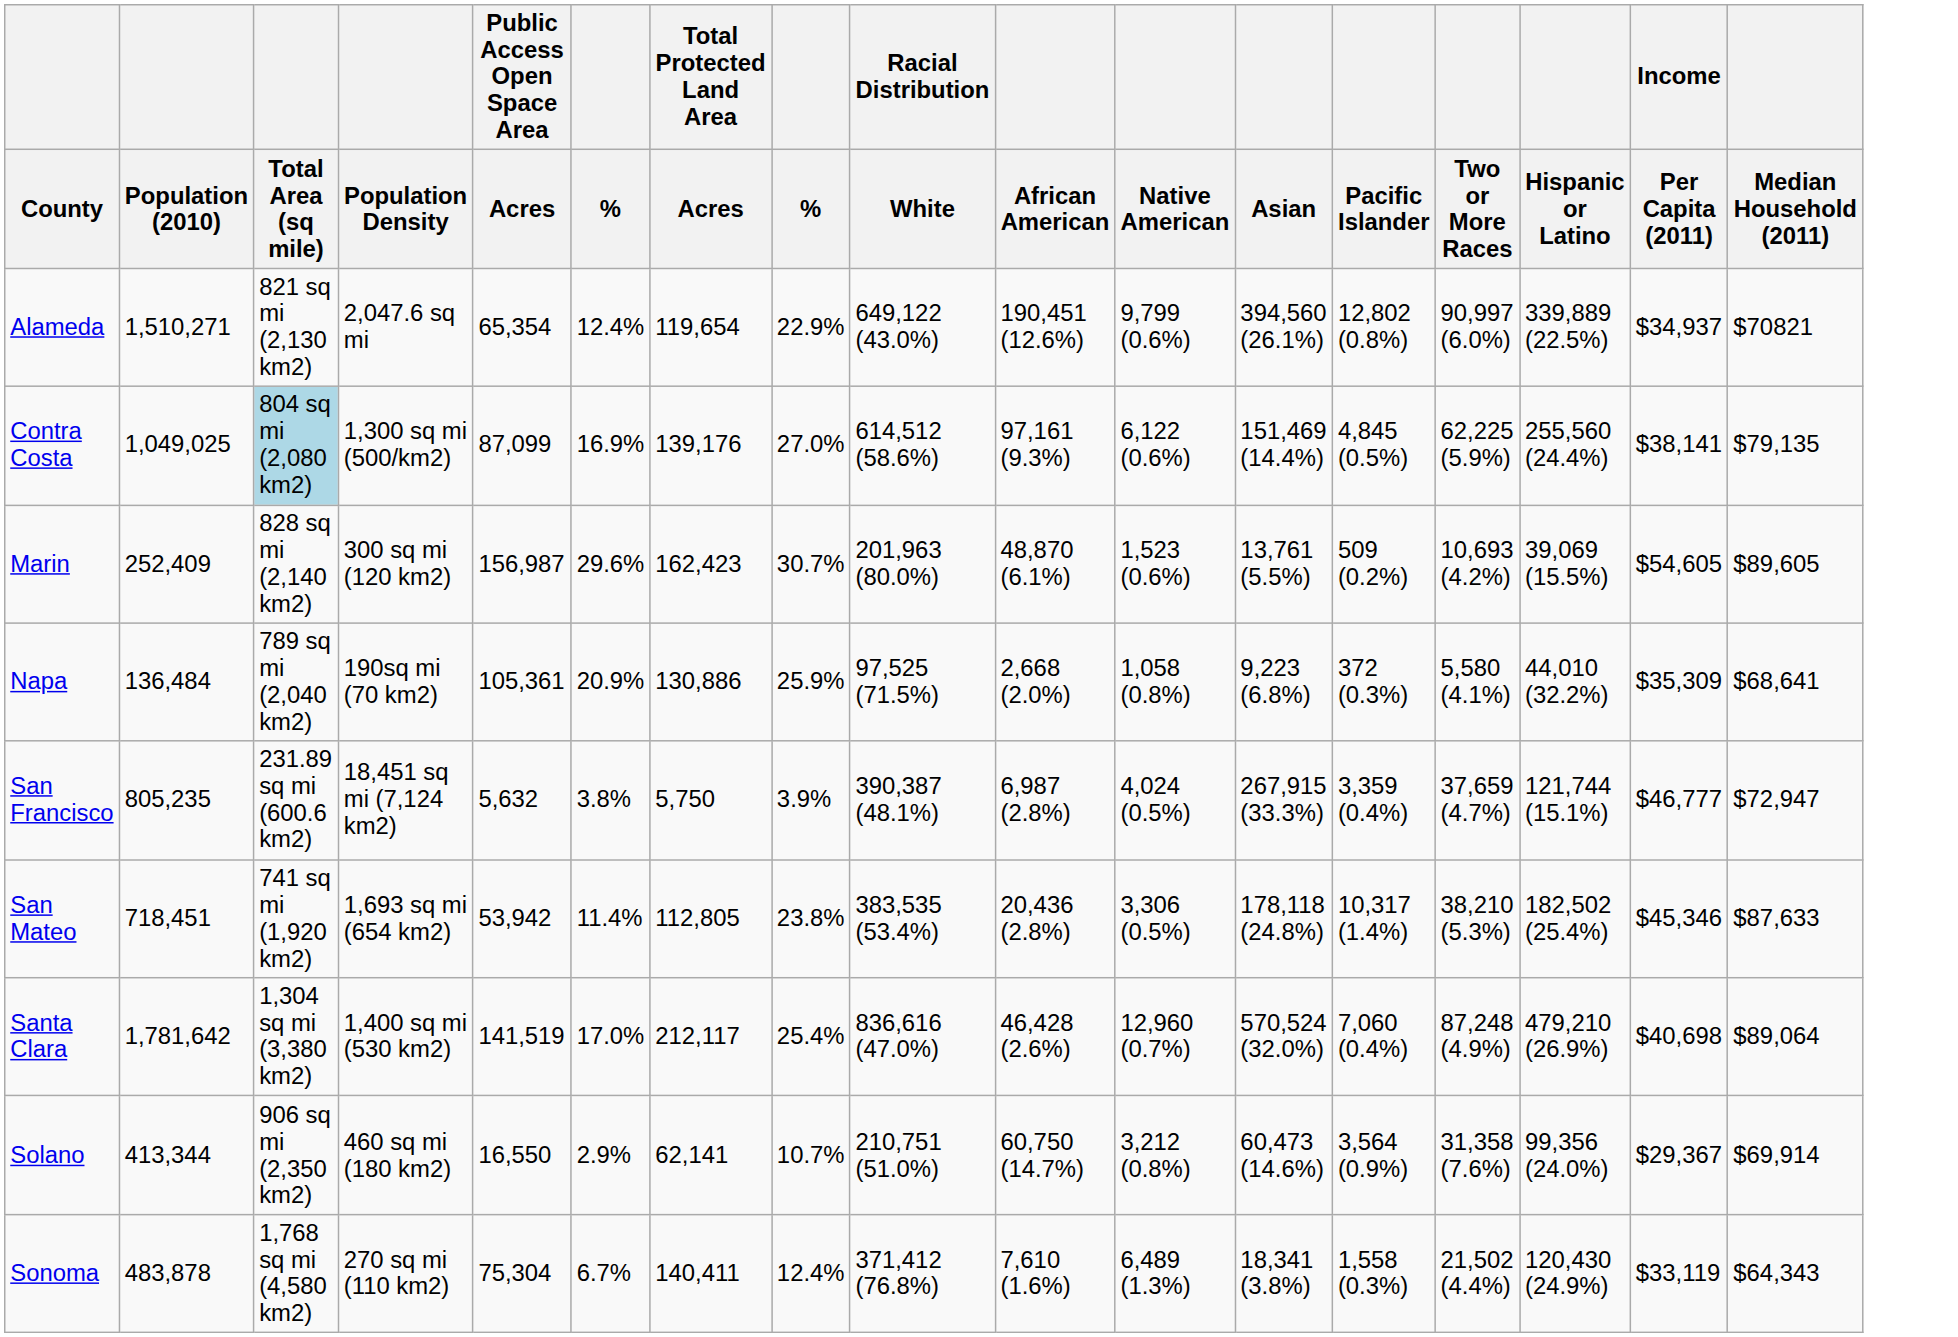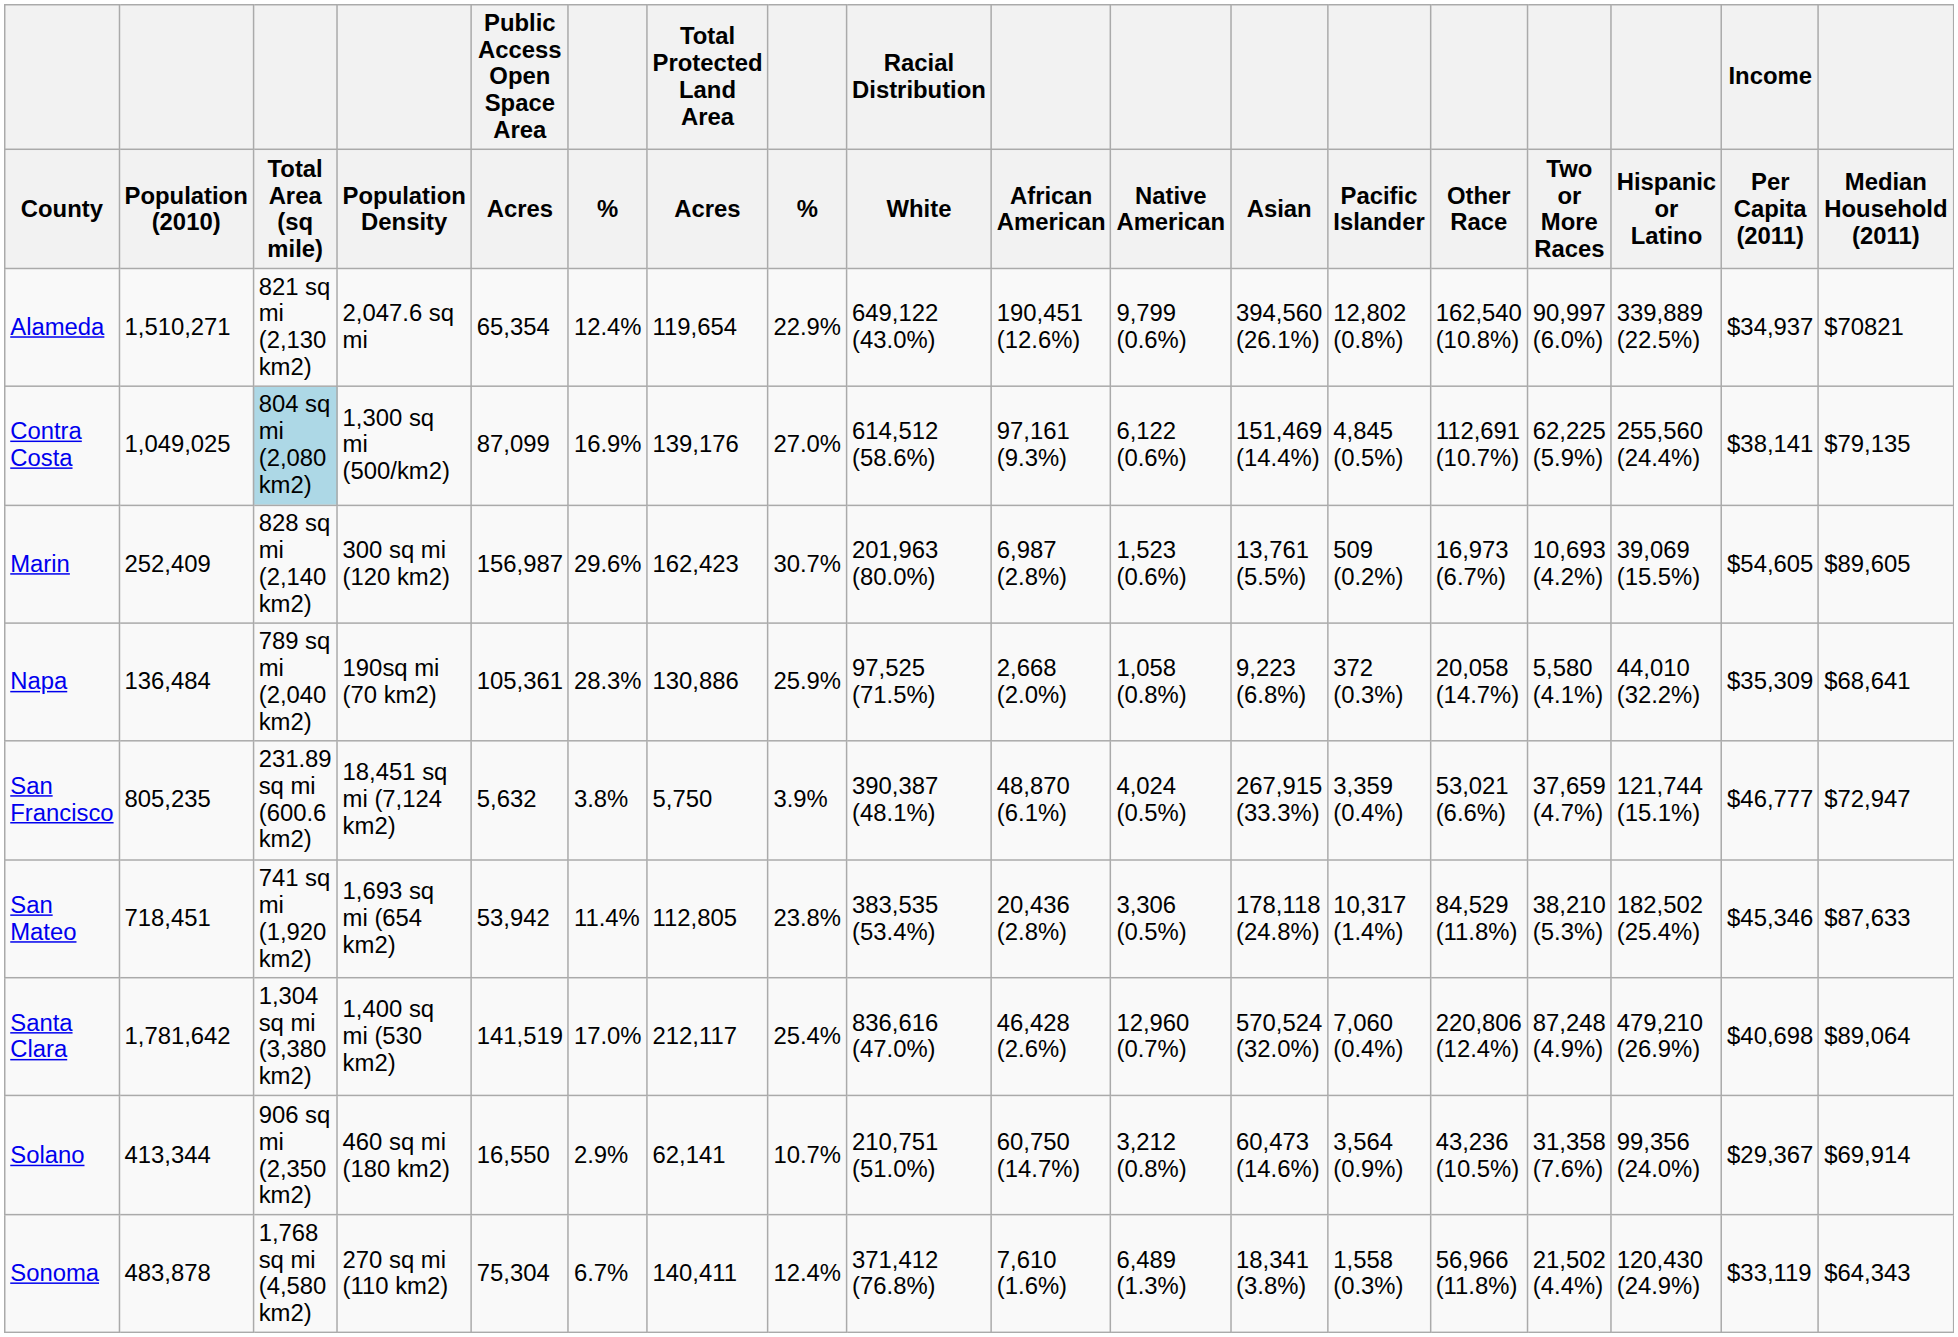+ column: (1479, 208)
(1037, 563) 48,870 (6.1%) -> (1032, 563) 6,987 (2.8%)
(610, 681) 20.9% -> (608, 681) 28.3%
(1036, 800) 6,987 (2.8%) -> (1033, 800) 48,870 (6.1%)
